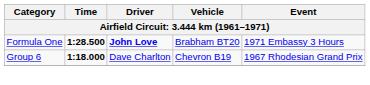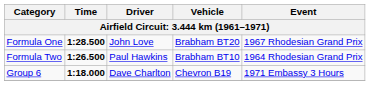(133, 42) bold -> (131, 42) normal
(294, 42) 1971 Embassy 3 Hours -> (303, 42) 1967 Rhodesian Grand Prix
+ row: (34, 57)
(303, 57) 1967 Rhodesian Grand Prix -> (294, 73) 1971 Embassy 3 Hours
